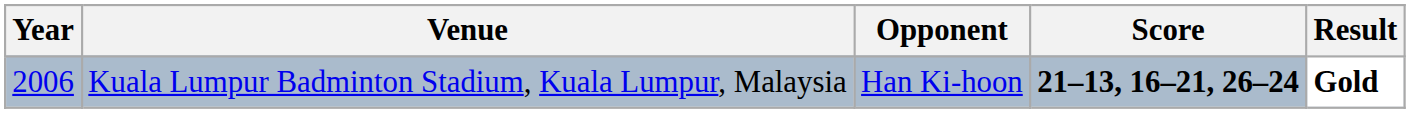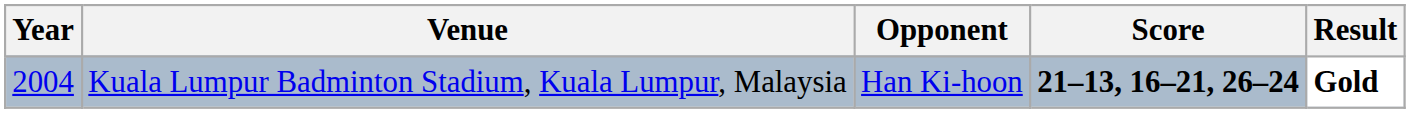(43, 81) 2006 -> (43, 81) 2004
